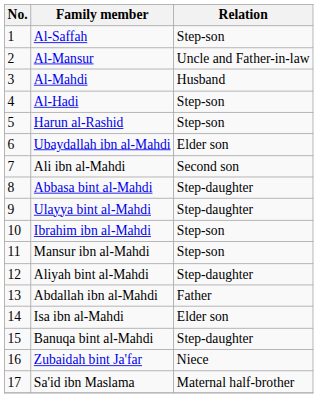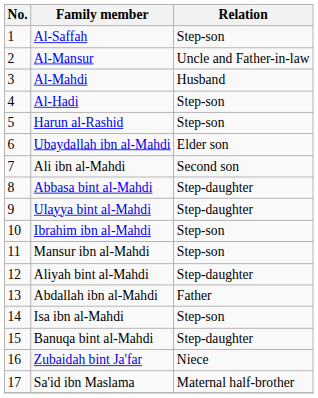(203, 317) Elder son -> (201, 317) Step-son
